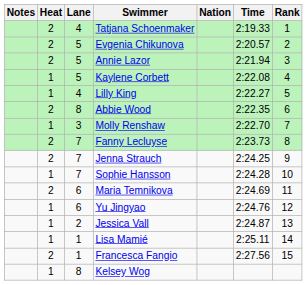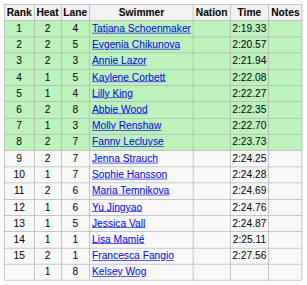columns swapped: (287, 12) <-> (21, 12)
(79, 61) 5 -> (75, 61) 3
(79, 223) 2 -> (75, 223) 5
